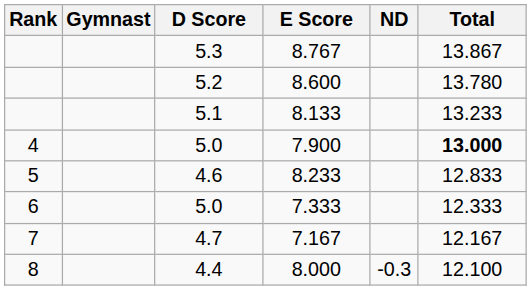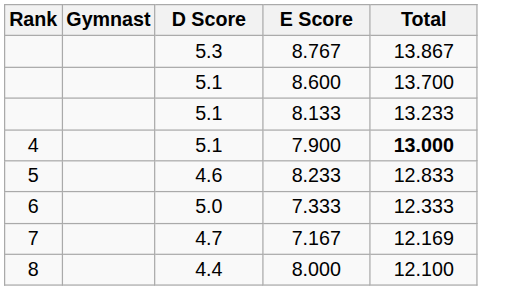- column: (394, 20)
(209, 82) 5.2 -> (209, 82) 5.1
(472, 82) 13.780 -> (424, 82) 13.700
(209, 144) 5.0 -> (209, 144) 5.1
(472, 238) 12.167 -> (424, 238) 12.169
